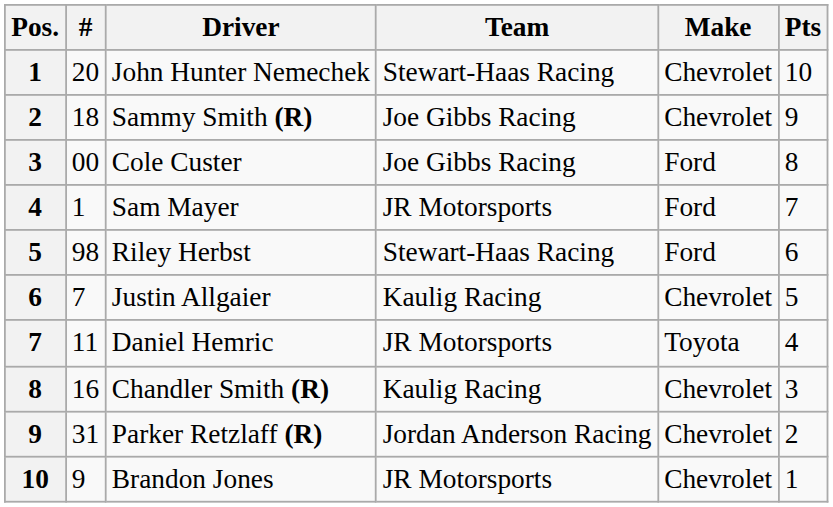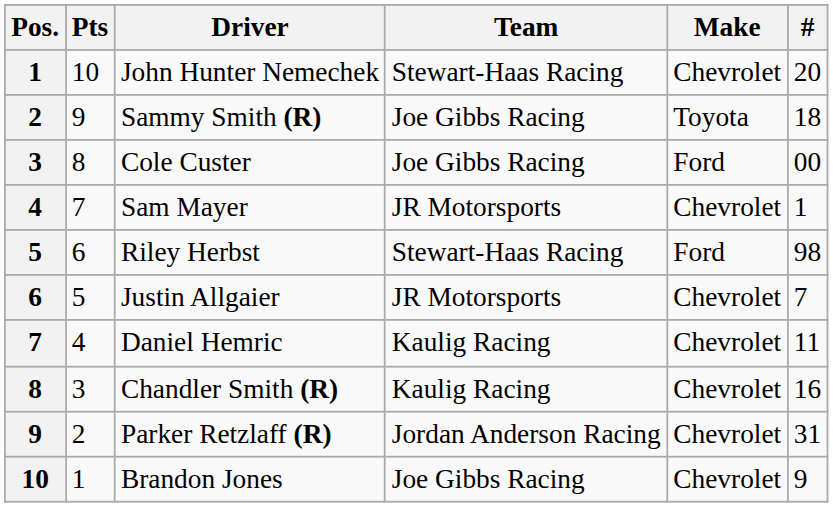columns swapped: (85, 27) <-> (803, 27)
(718, 117) Chevrolet -> (711, 117) Toyota
(690, 207) Ford -> (727, 207) Chevrolet
(462, 297) Kaulig Racing -> (476, 297) JR Motorsports
(467, 343) JR Motorsports -> (471, 343) Kaulig Racing
(702, 343) Toyota -> (727, 343) Chevrolet
(467, 478) JR Motorsports -> (488, 478) Joe Gibbs Racing
